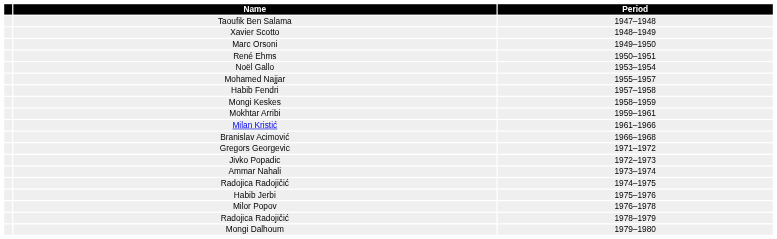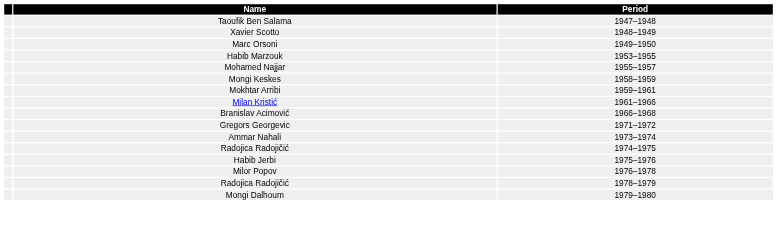- row: (255, 56)
- row: (255, 67)
+ row: (255, 56)
- row: (255, 91)
- row: (255, 160)
